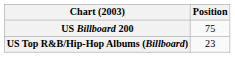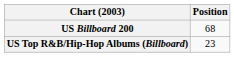(210, 28) 75 -> (210, 28) 68
